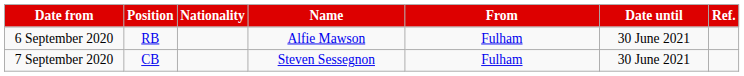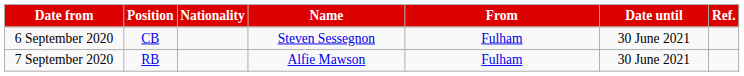(150, 38) RB -> (150, 38) CB
(326, 38) Alfie Mawson -> (326, 38) Steven Sessegnon
(150, 60) CB -> (150, 60) RB
(326, 60) Steven Sessegnon -> (326, 60) Alfie Mawson
